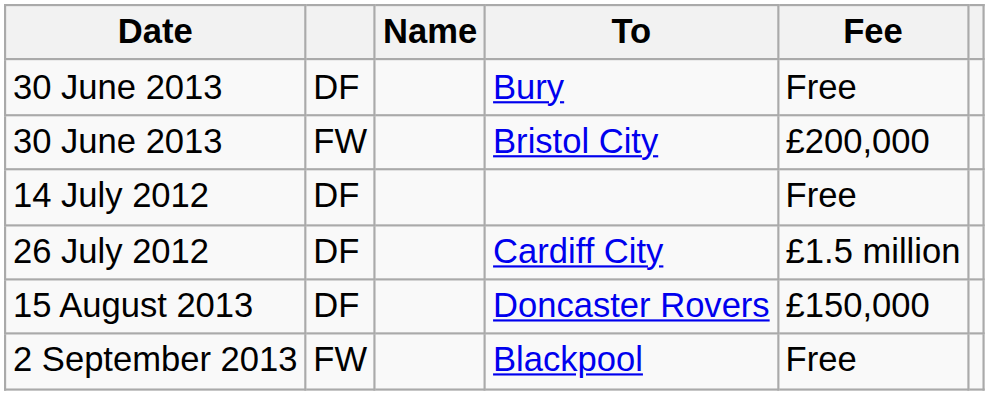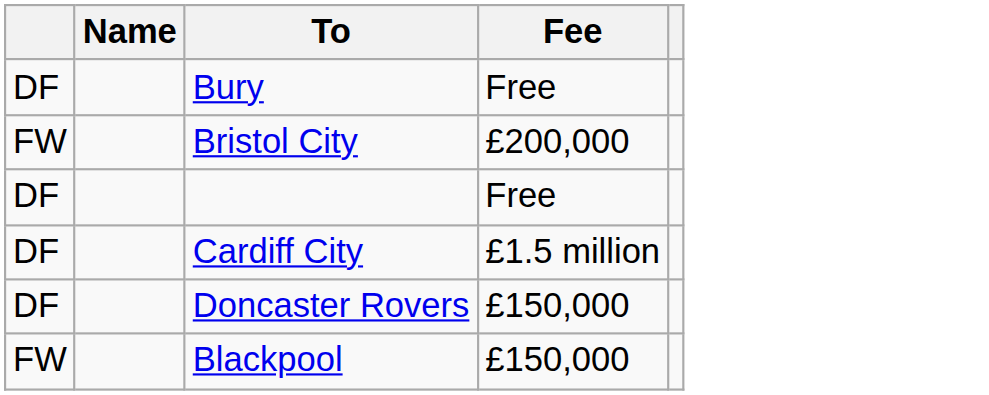- column: (155, 31)
(821, 360) Free -> (557, 360) £150,000
